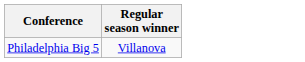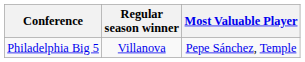+ column: (241, 21)
